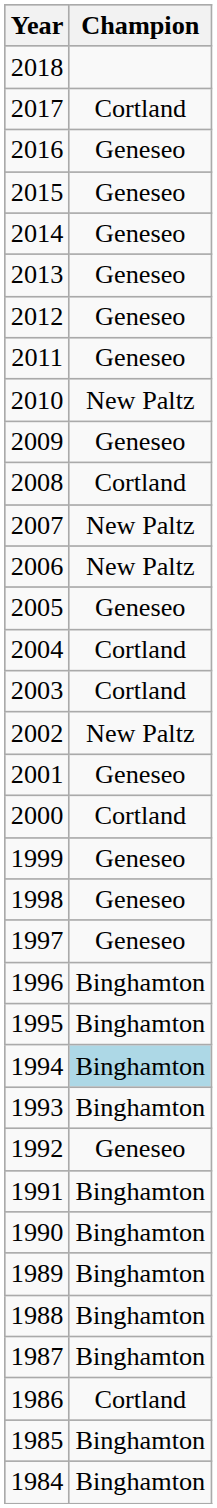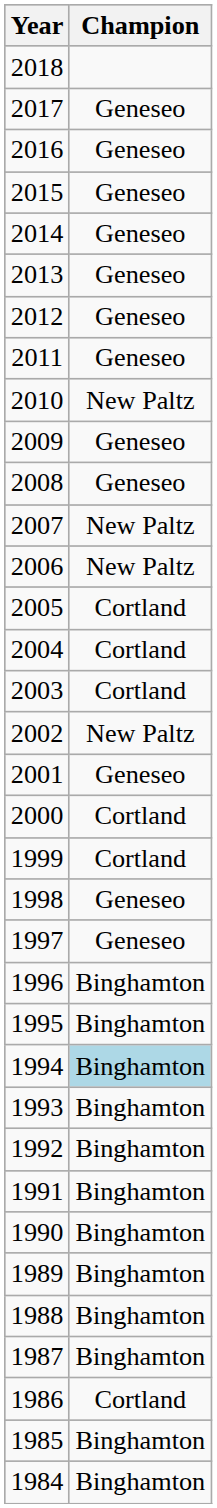(140, 108) Cortland -> (140, 108) Geneseo
(140, 483) Cortland -> (140, 483) Geneseo
(140, 607) Geneseo -> (140, 607) Cortland
(140, 857) Geneseo -> (140, 857) Cortland
(140, 1148) Geneseo -> (140, 1148) Binghamton
